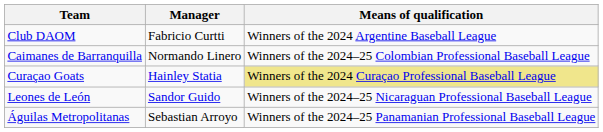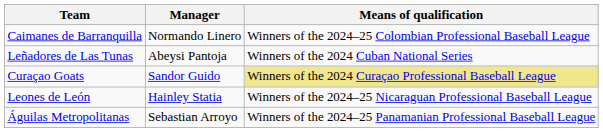- row: (41, 35)
+ row: (70, 55)
(185, 76) Hainley Statia -> (184, 76) Sandor Guido
(184, 96) Sandor Guido -> (185, 96) Hainley Statia
